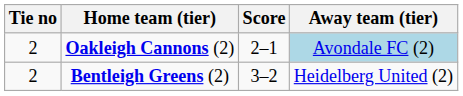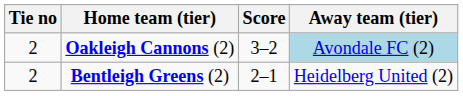(264, 47) 2–1 -> (264, 47) 3–2
(264, 76) 3–2 -> (264, 76) 2–1
